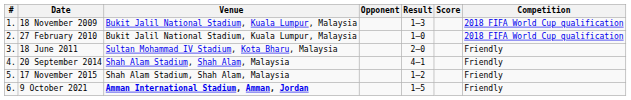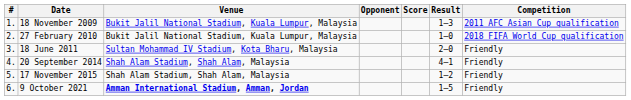columns swapped: (448, 11) <-> (418, 11)
(544, 24) 2018 FIFA World Cup qualification -> (541, 24) 2011 AFC Asian Cup qualification
